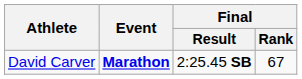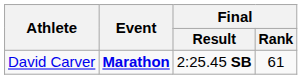(276, 63) 67 -> (276, 63) 61
